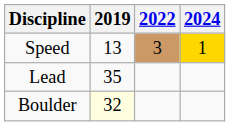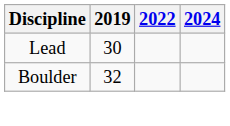- row: (47, 47)
(112, 76) 35 -> (112, 47) 30
(112, 105) lightyellow background -> (112, 76) no background
